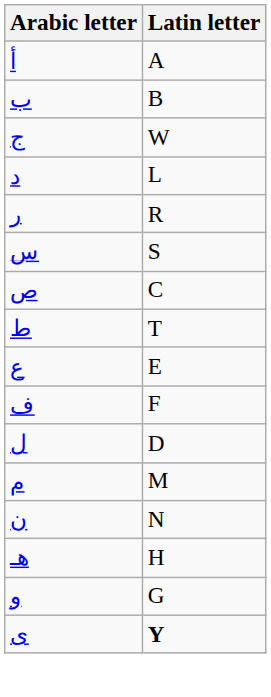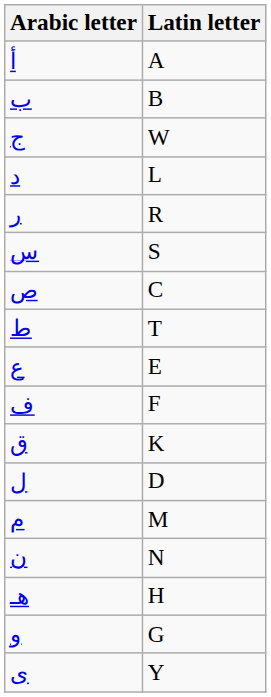+ row: (19, 443)
(156, 634) bold -> (156, 672) normal
